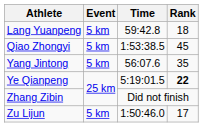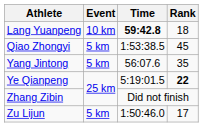(98, 30) 5 km -> (101, 30) 10 km
(143, 30) normal -> (143, 30) bold
